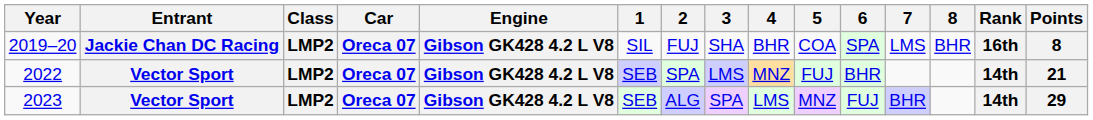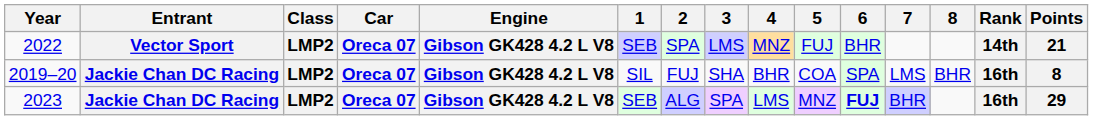rows swapped: (43, 45) <-> (43, 73)
(182, 100) Vector Sport -> (182, 100) Jackie Chan DC Racing
(863, 100) normal -> (863, 100) bold
(1001, 100) 14th -> (1001, 100) 16th
